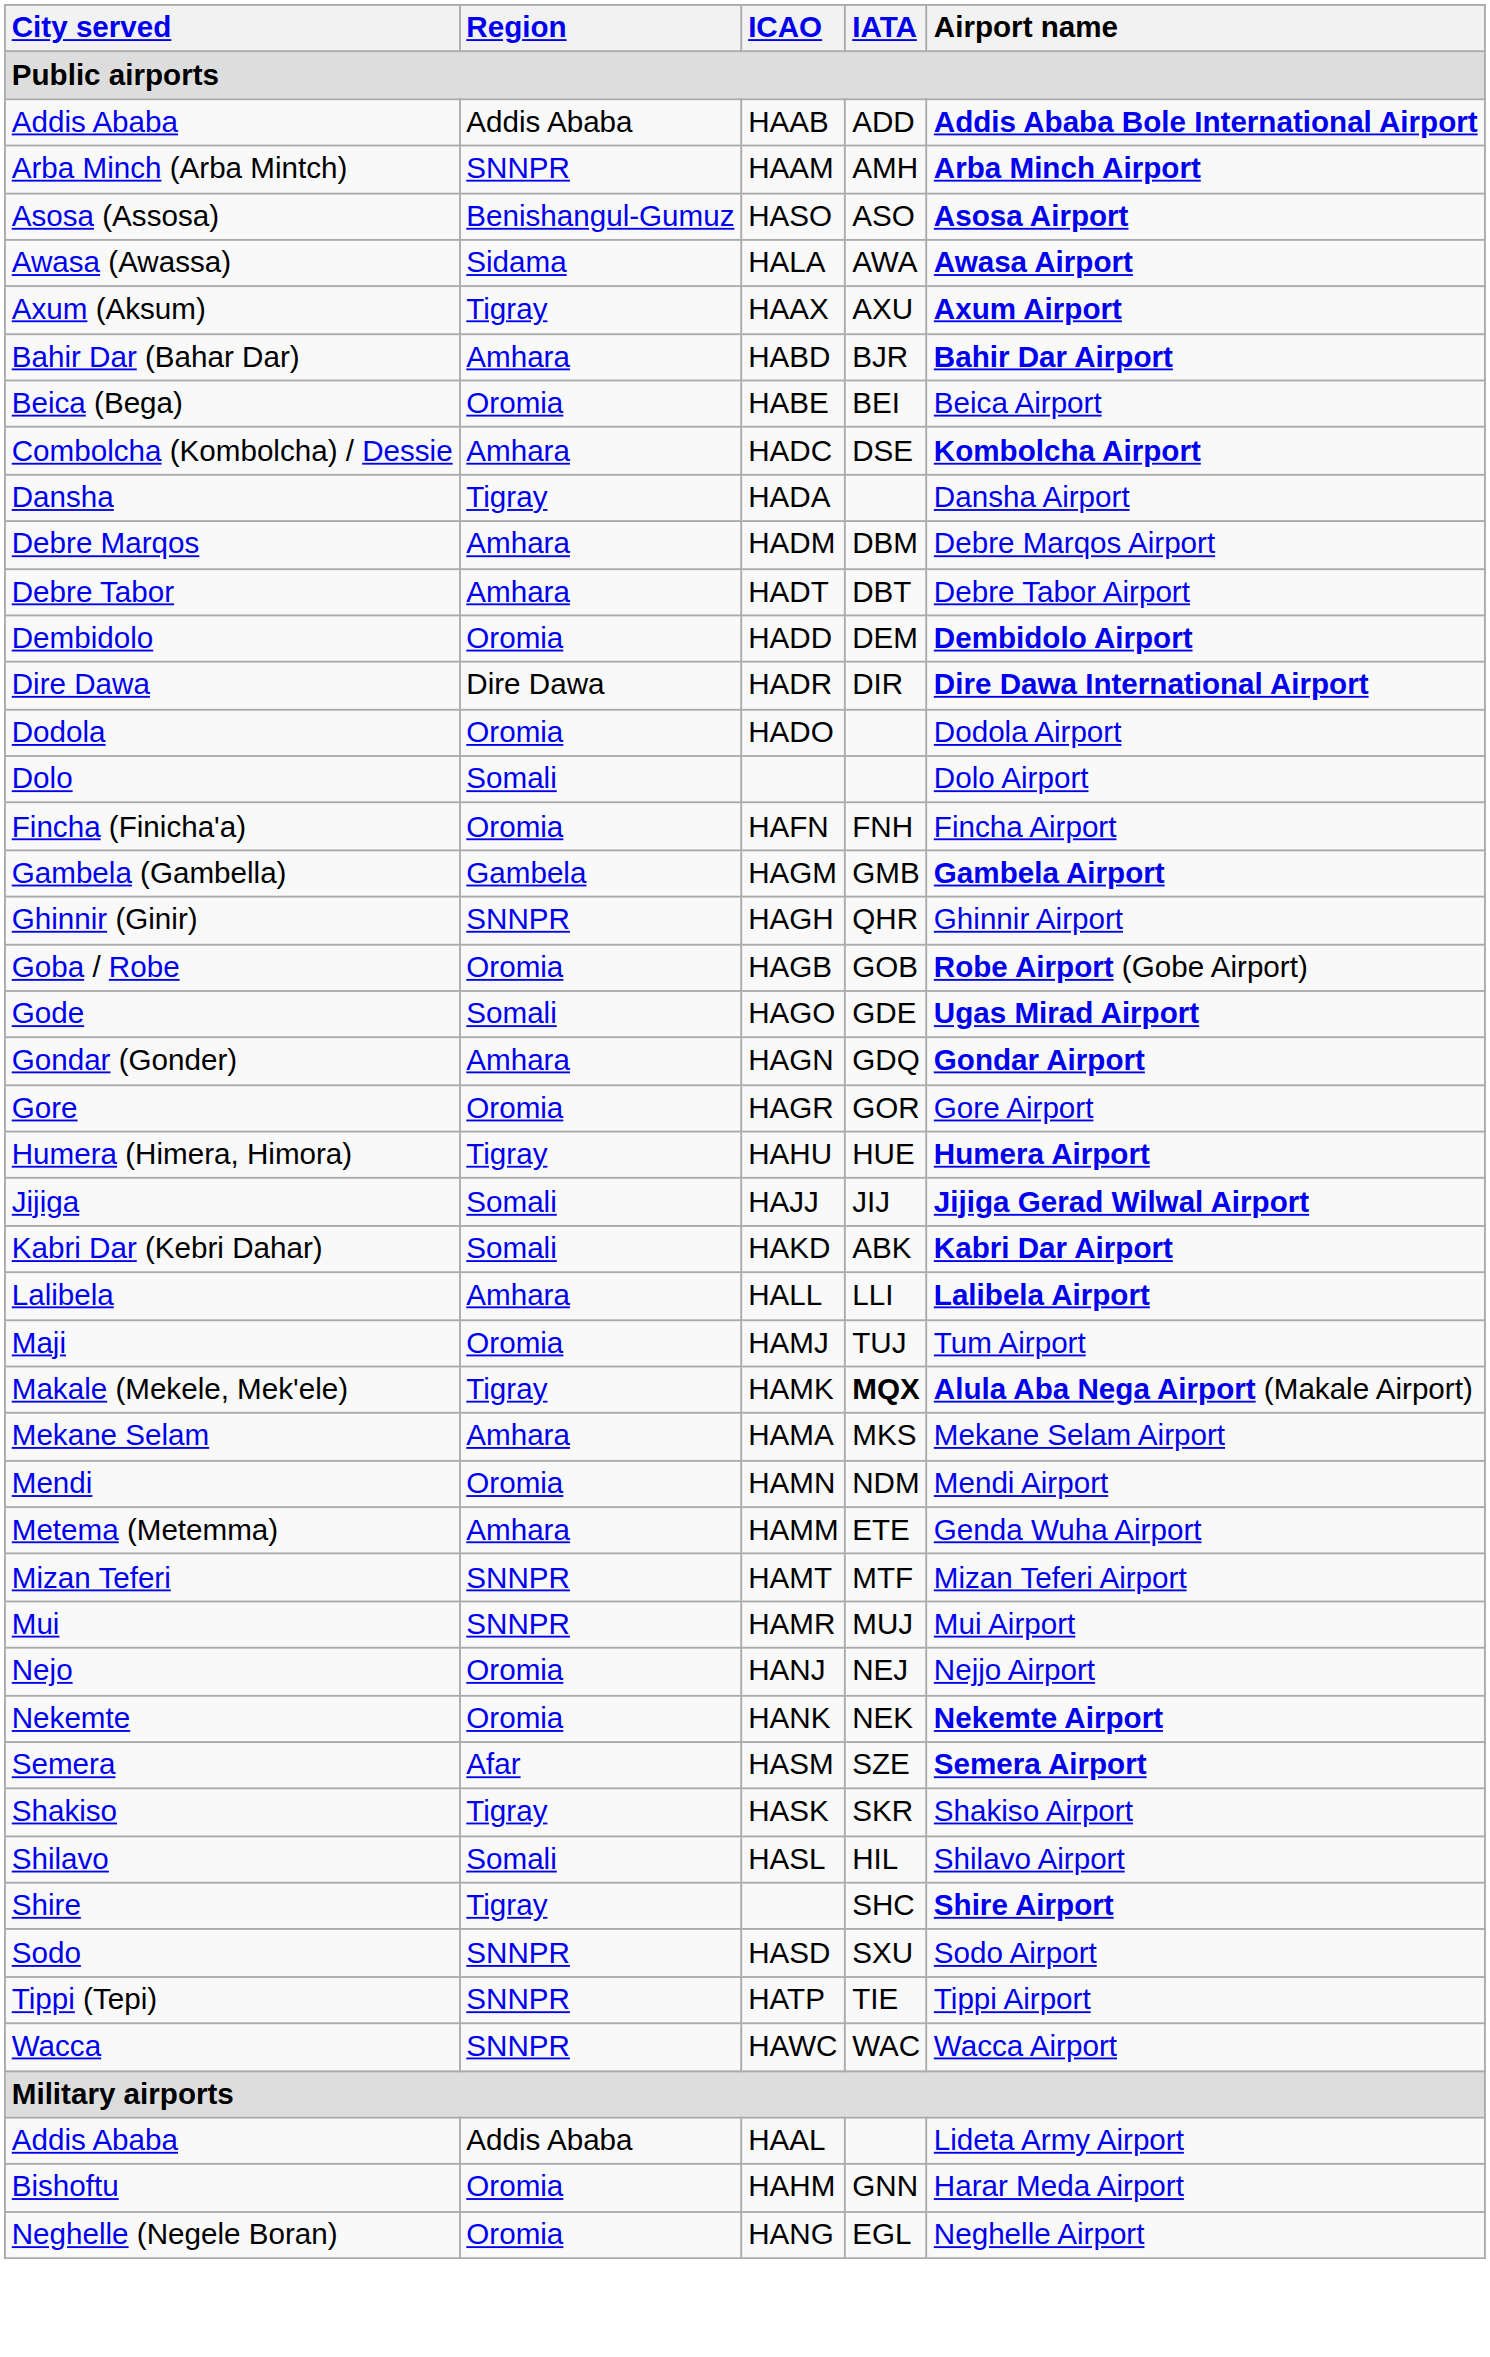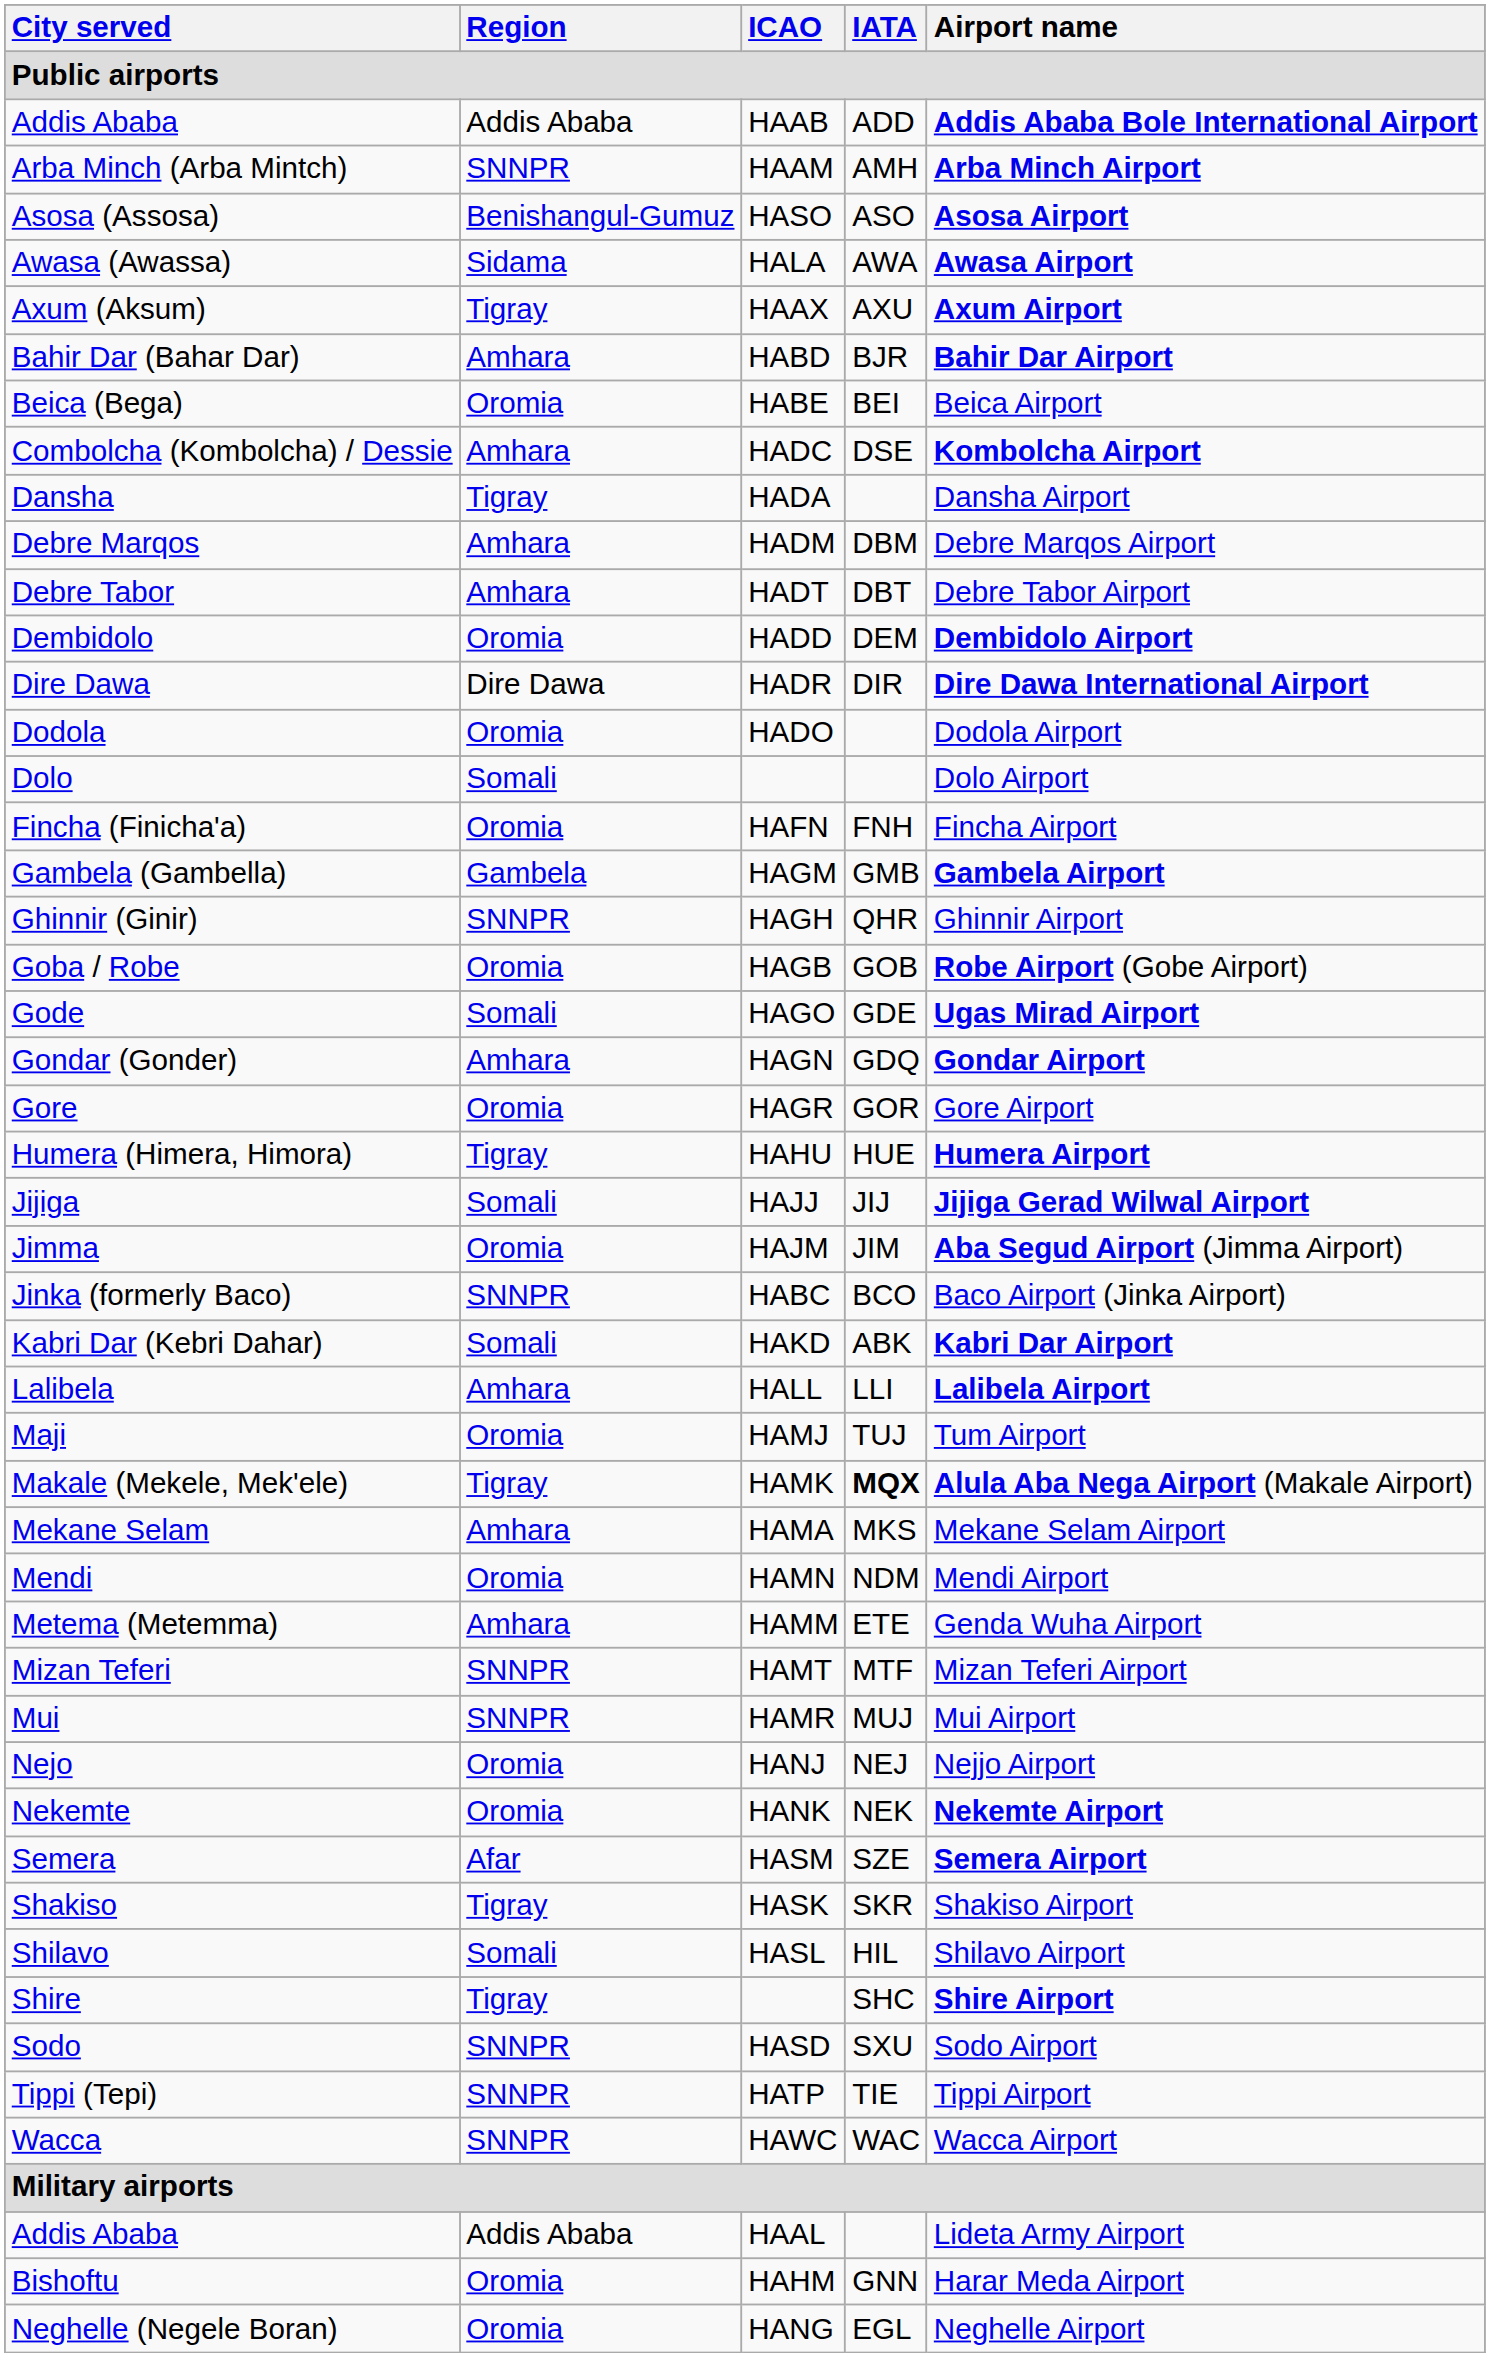+ row: (55, 1248)
+ row: (152, 1295)
